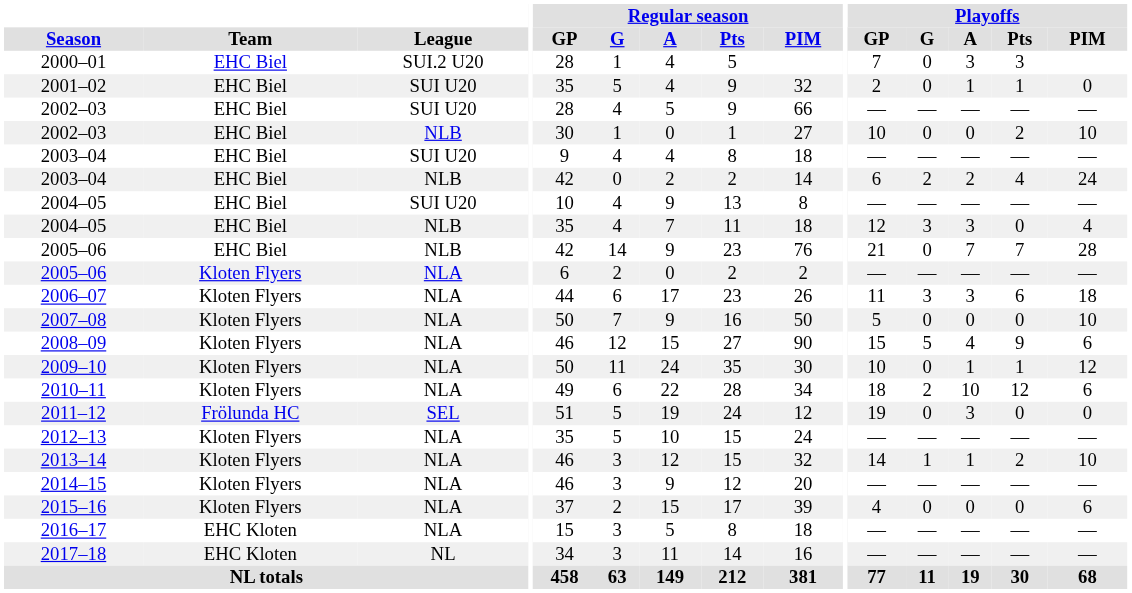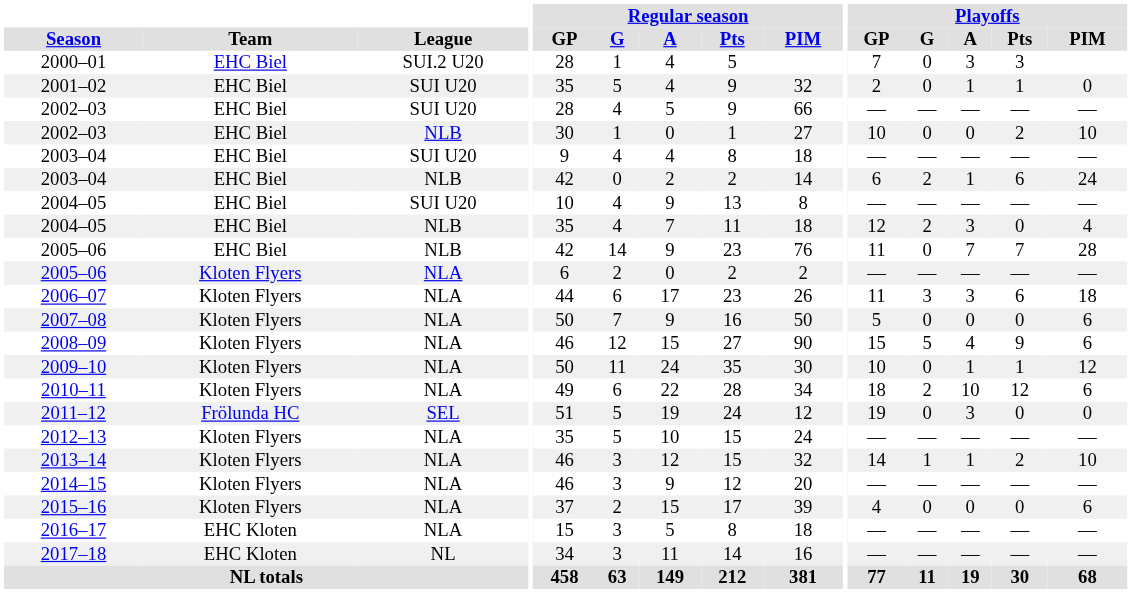(970, 179) 2 -> (970, 179) 1
(1020, 179) 4 -> (1020, 179) 6
(927, 226) 3 -> (927, 226) 2
(877, 249) 21 -> (877, 249) 11
(1087, 319) 10 -> (1087, 319) 6
